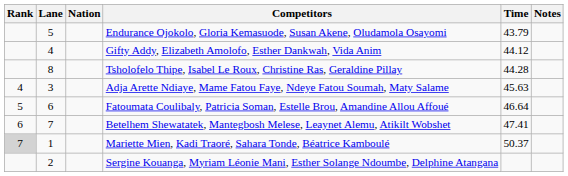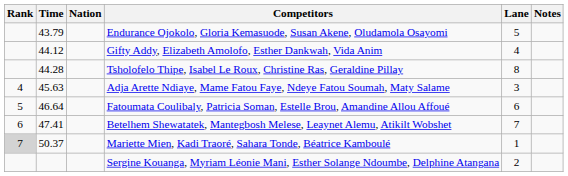columns swapped: (51, 13) <-> (516, 13)
